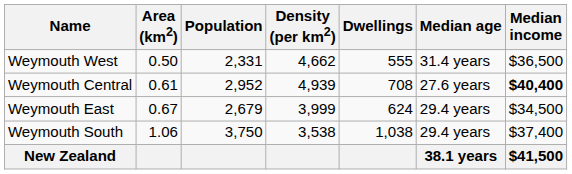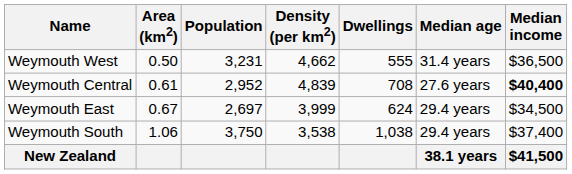(244, 61) 2,331 -> (244, 61) 3,231
(317, 85) 4,939 -> (317, 85) 4,839
(244, 108) 2,679 -> (244, 108) 2,697
